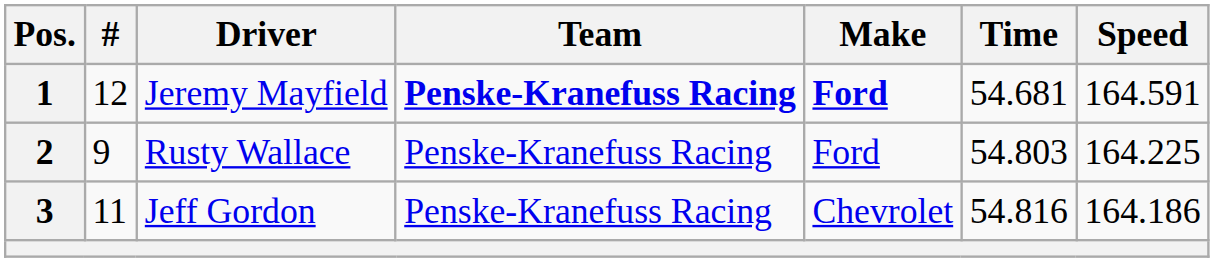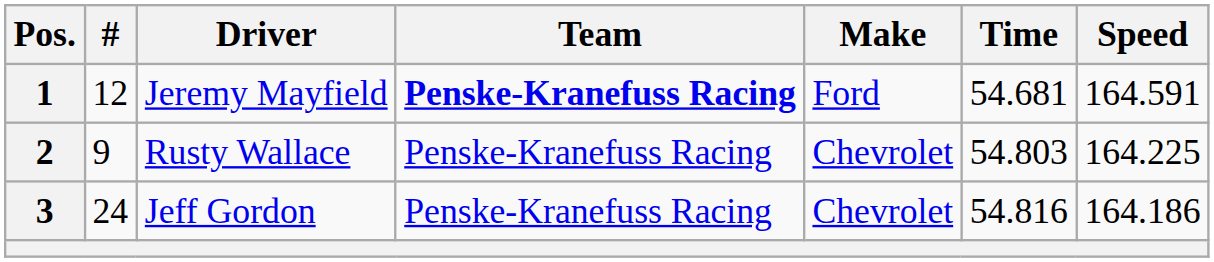(850, 93) bold -> (846, 93) normal
(846, 151) Ford -> (883, 151) Chevrolet
(110, 210) 11 -> (110, 210) 24
